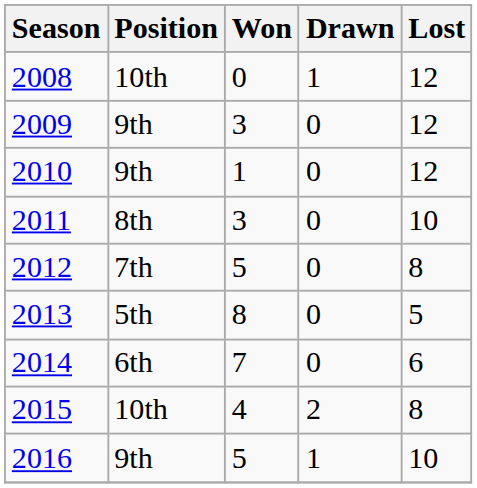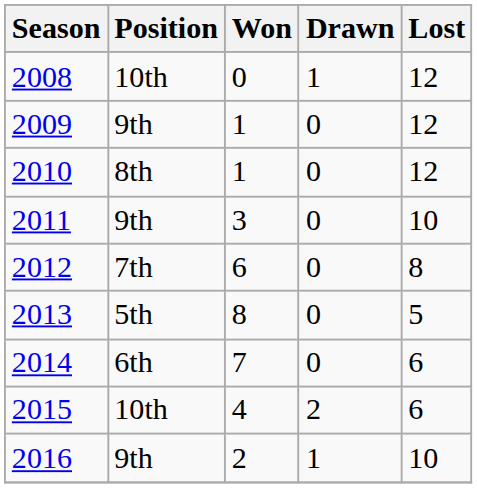(239, 123) 3 -> (239, 123) 1
(134, 171) 9th -> (134, 171) 8th
(134, 219) 8th -> (134, 219) 9th
(239, 266) 5 -> (239, 266) 6
(416, 409) 8 -> (416, 409) 6
(239, 457) 5 -> (239, 457) 2
